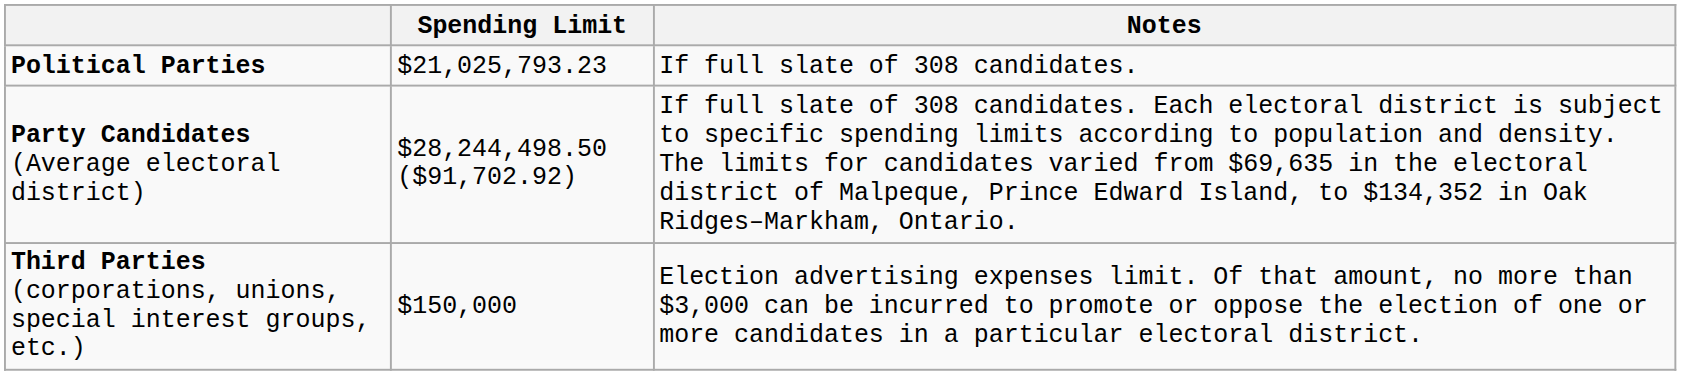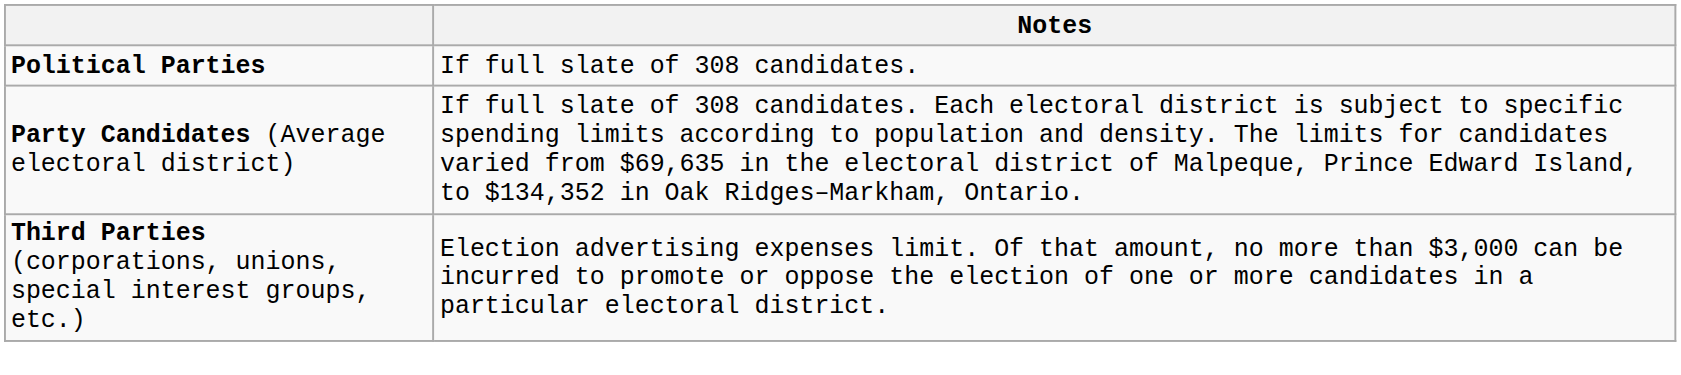- column: (522, 25)
